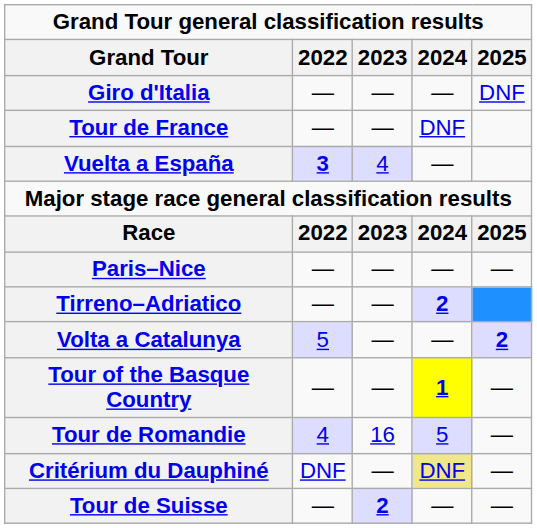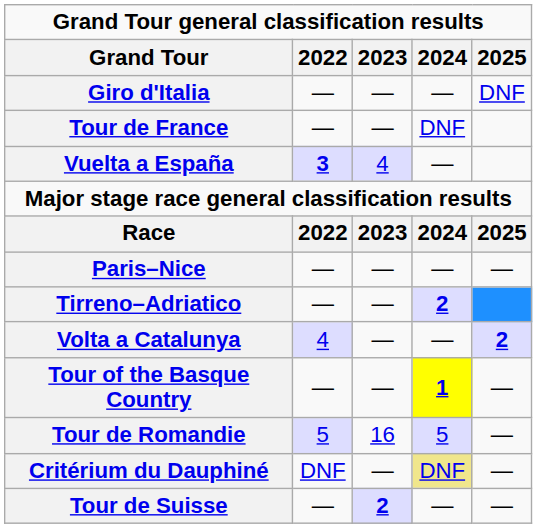(323, 339) 5 -> (323, 339) 4
(323, 435) 4 -> (323, 435) 5
